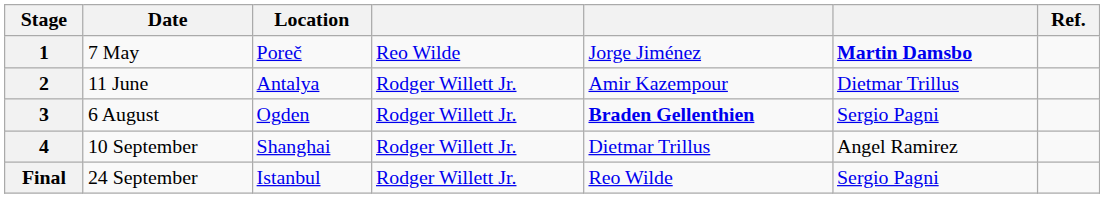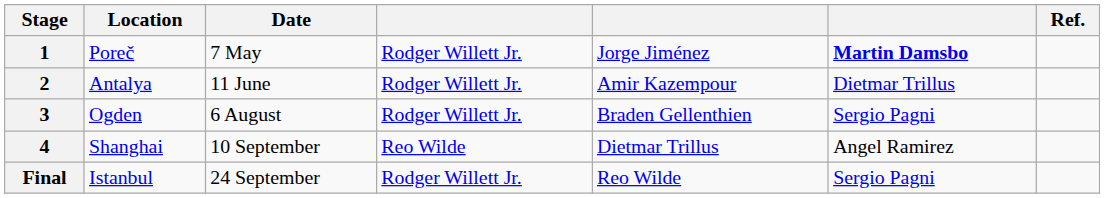columns swapped: (168, 20) <-> (312, 20)
(418, 51) Reo Wilde -> (452, 51) Rodger Willett Jr.
(671, 114) bold -> (674, 114) normal
(446, 146) Rodger Willett Jr. -> (423, 146) Reo Wilde
